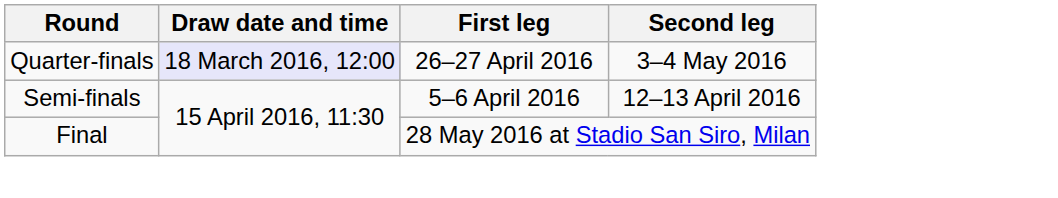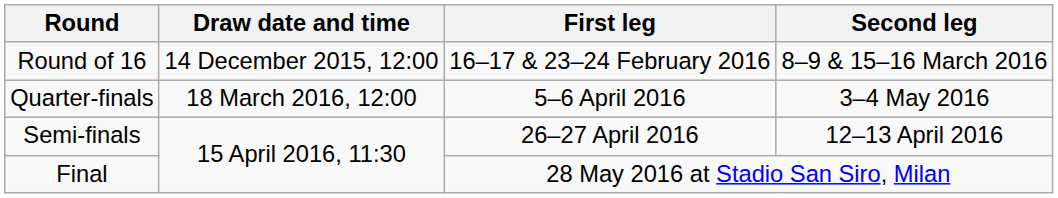+ row: (82, 60)
(280, 60) lavender background -> (301, 98) no background
(504, 60) 26–27 April 2016 -> (610, 98) 5–6 April 2016
(504, 98) 5–6 April 2016 -> (610, 135) 26–27 April 2016
